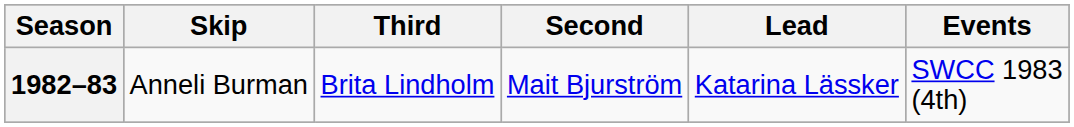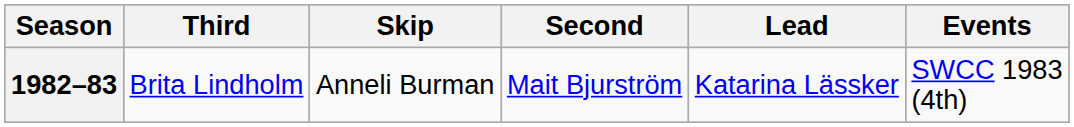columns swapped: (219, 26) <-> (407, 26)
